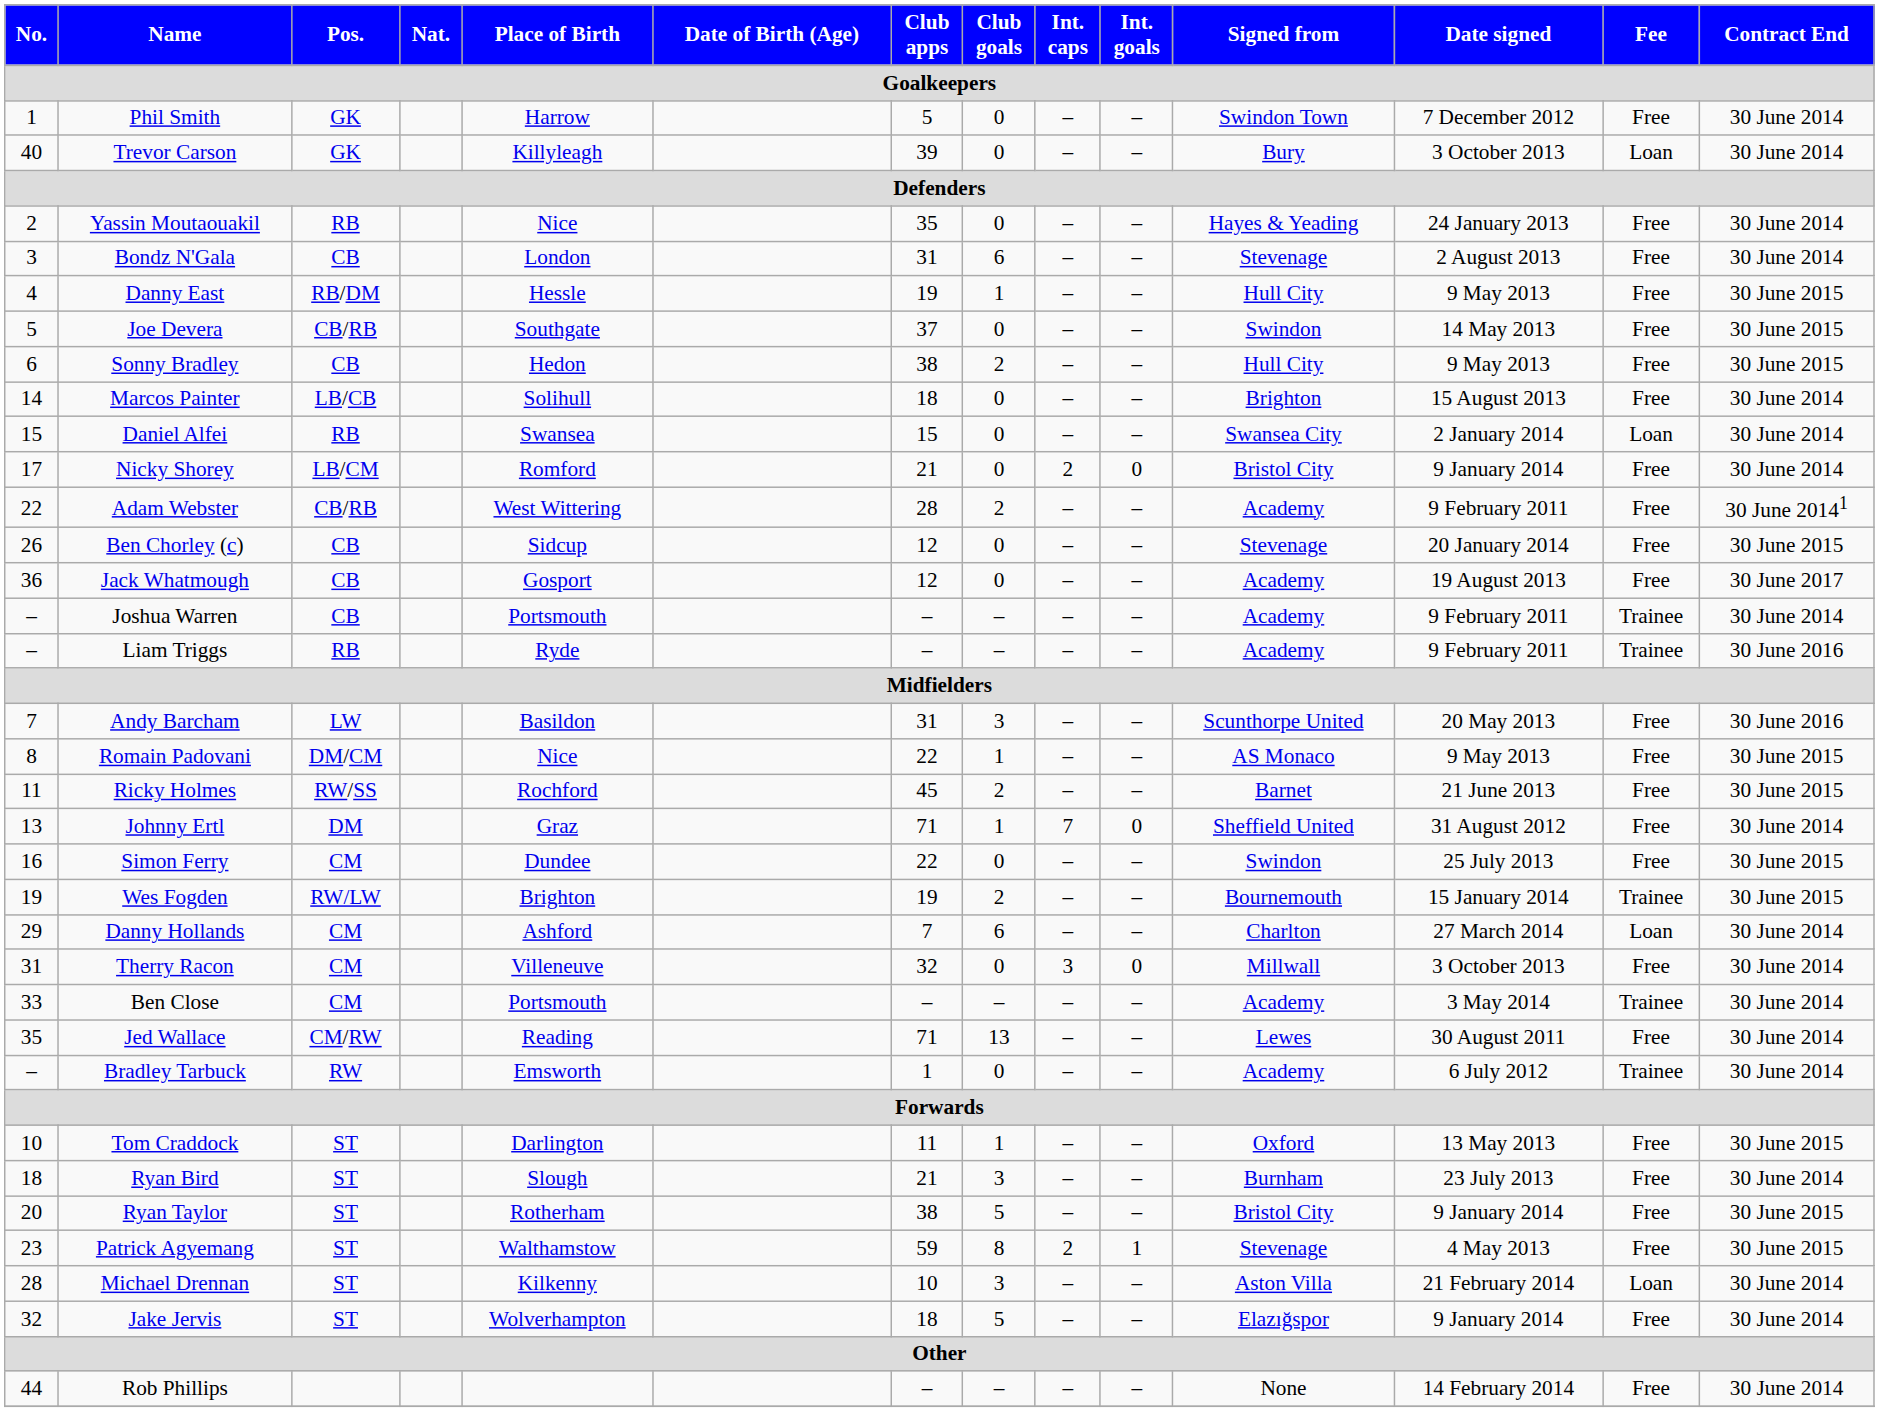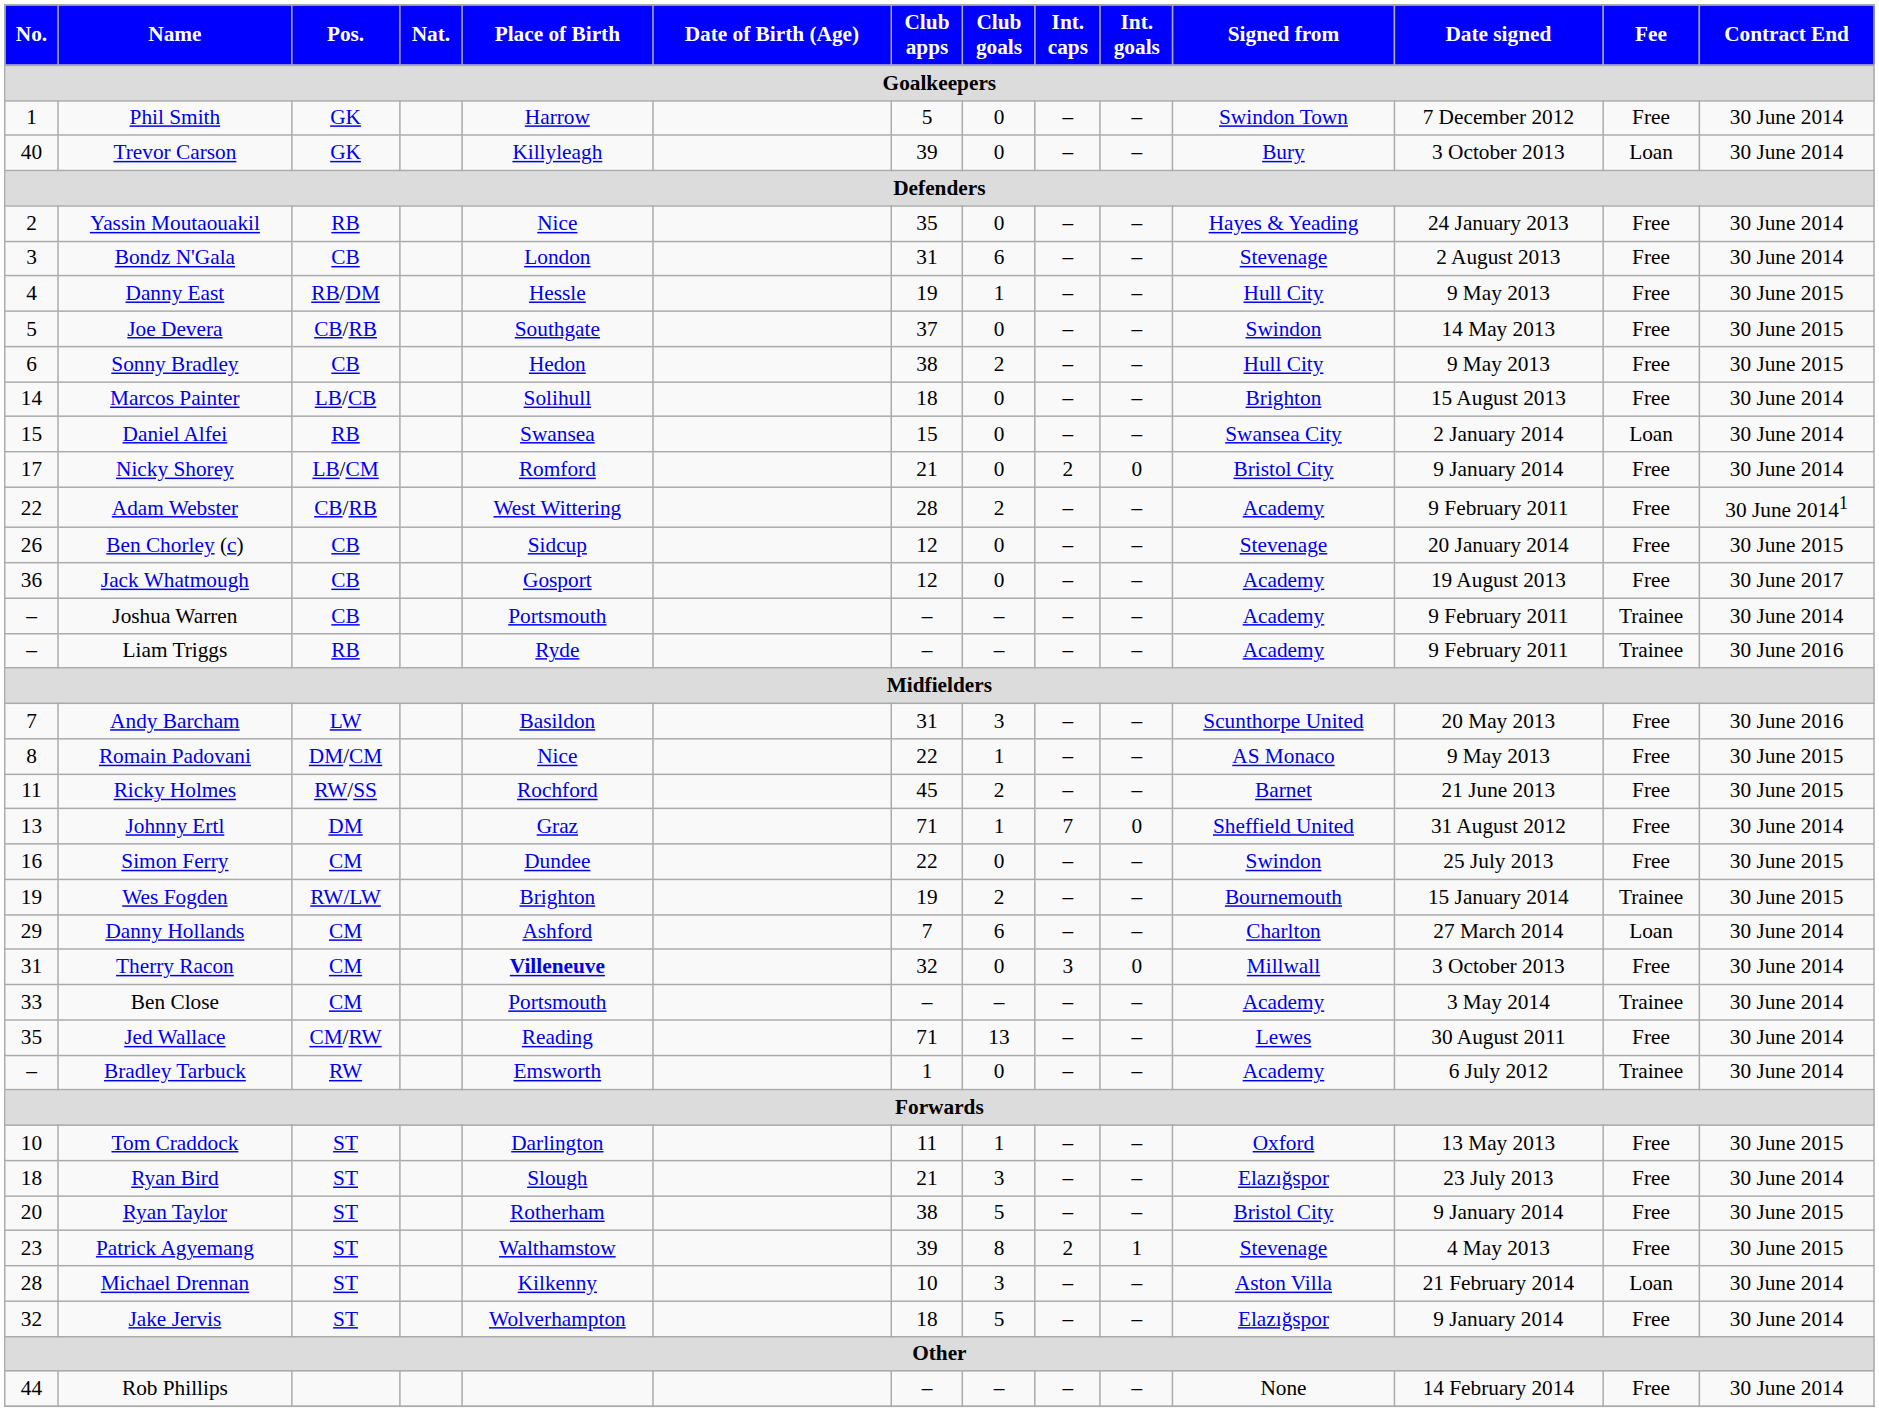(557, 967) normal -> (557, 967) bold
(1283, 1178) Burnham -> (1283, 1178) Elazığspor
(927, 1248) 59 -> (927, 1248) 39
